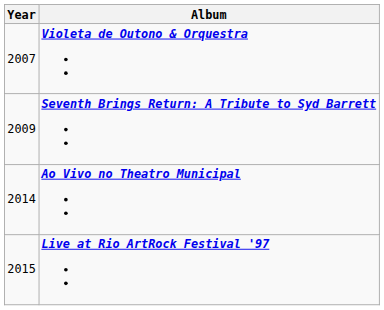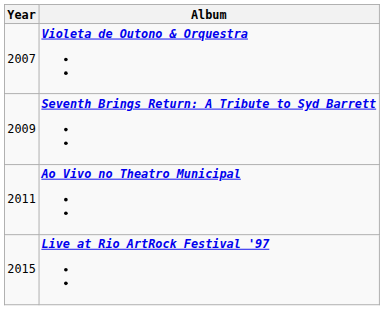(22, 199) 2014 -> (22, 199) 2011
